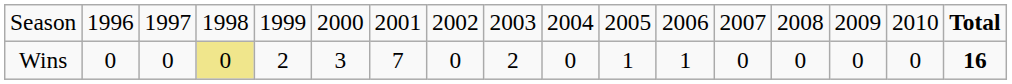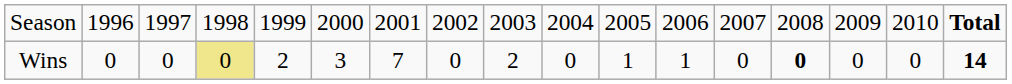(800, 60) normal -> (800, 60) bold
(975, 60) 16 -> (975, 60) 14
